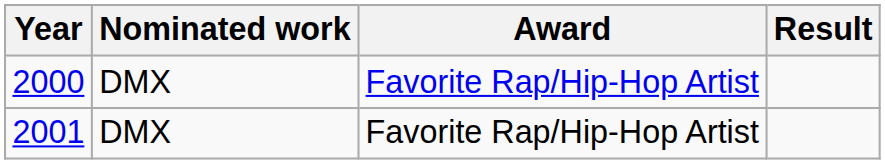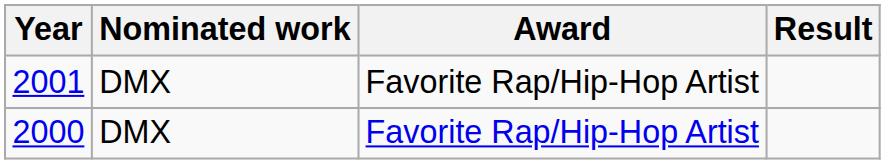rows swapped: (48, 81) <-> (48, 132)
